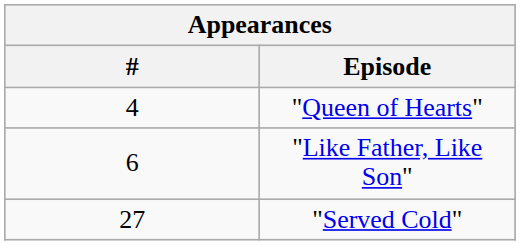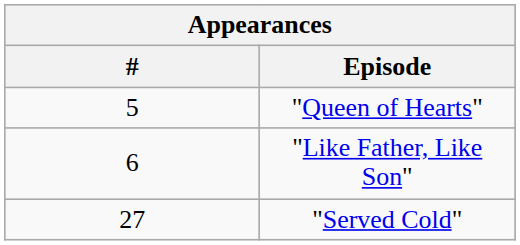(132, 107) 4 -> (132, 107) 5
